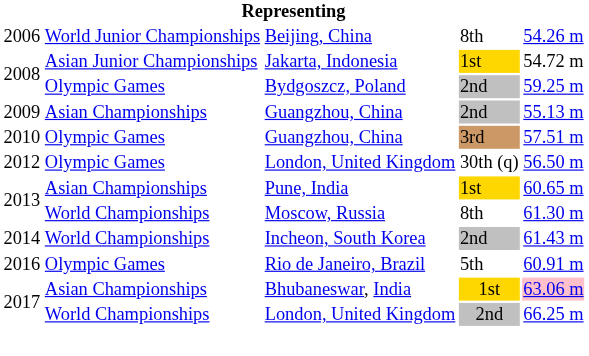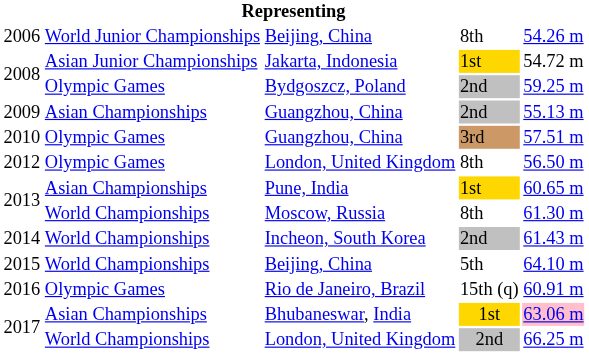(489, 162) 30th (q) -> (472, 162) 8th
+ row: (22, 263)
(472, 263) 5th -> (489, 289) 15th (q)
